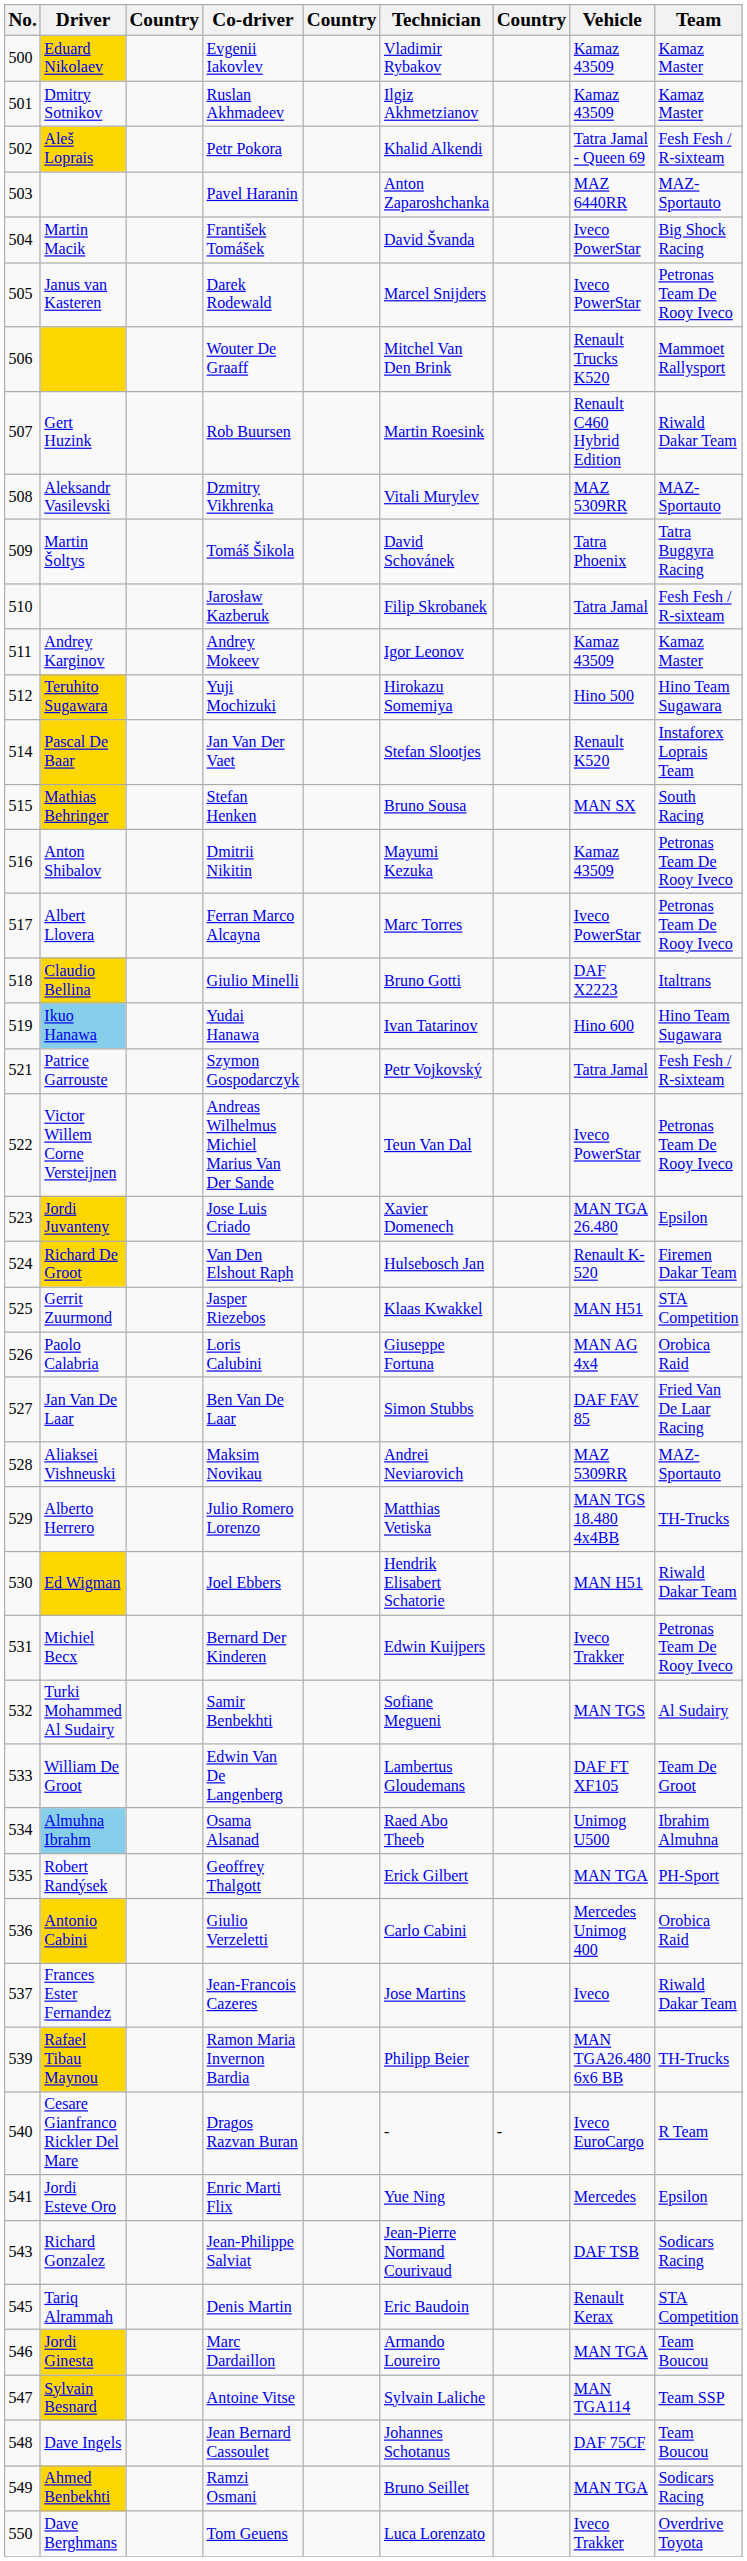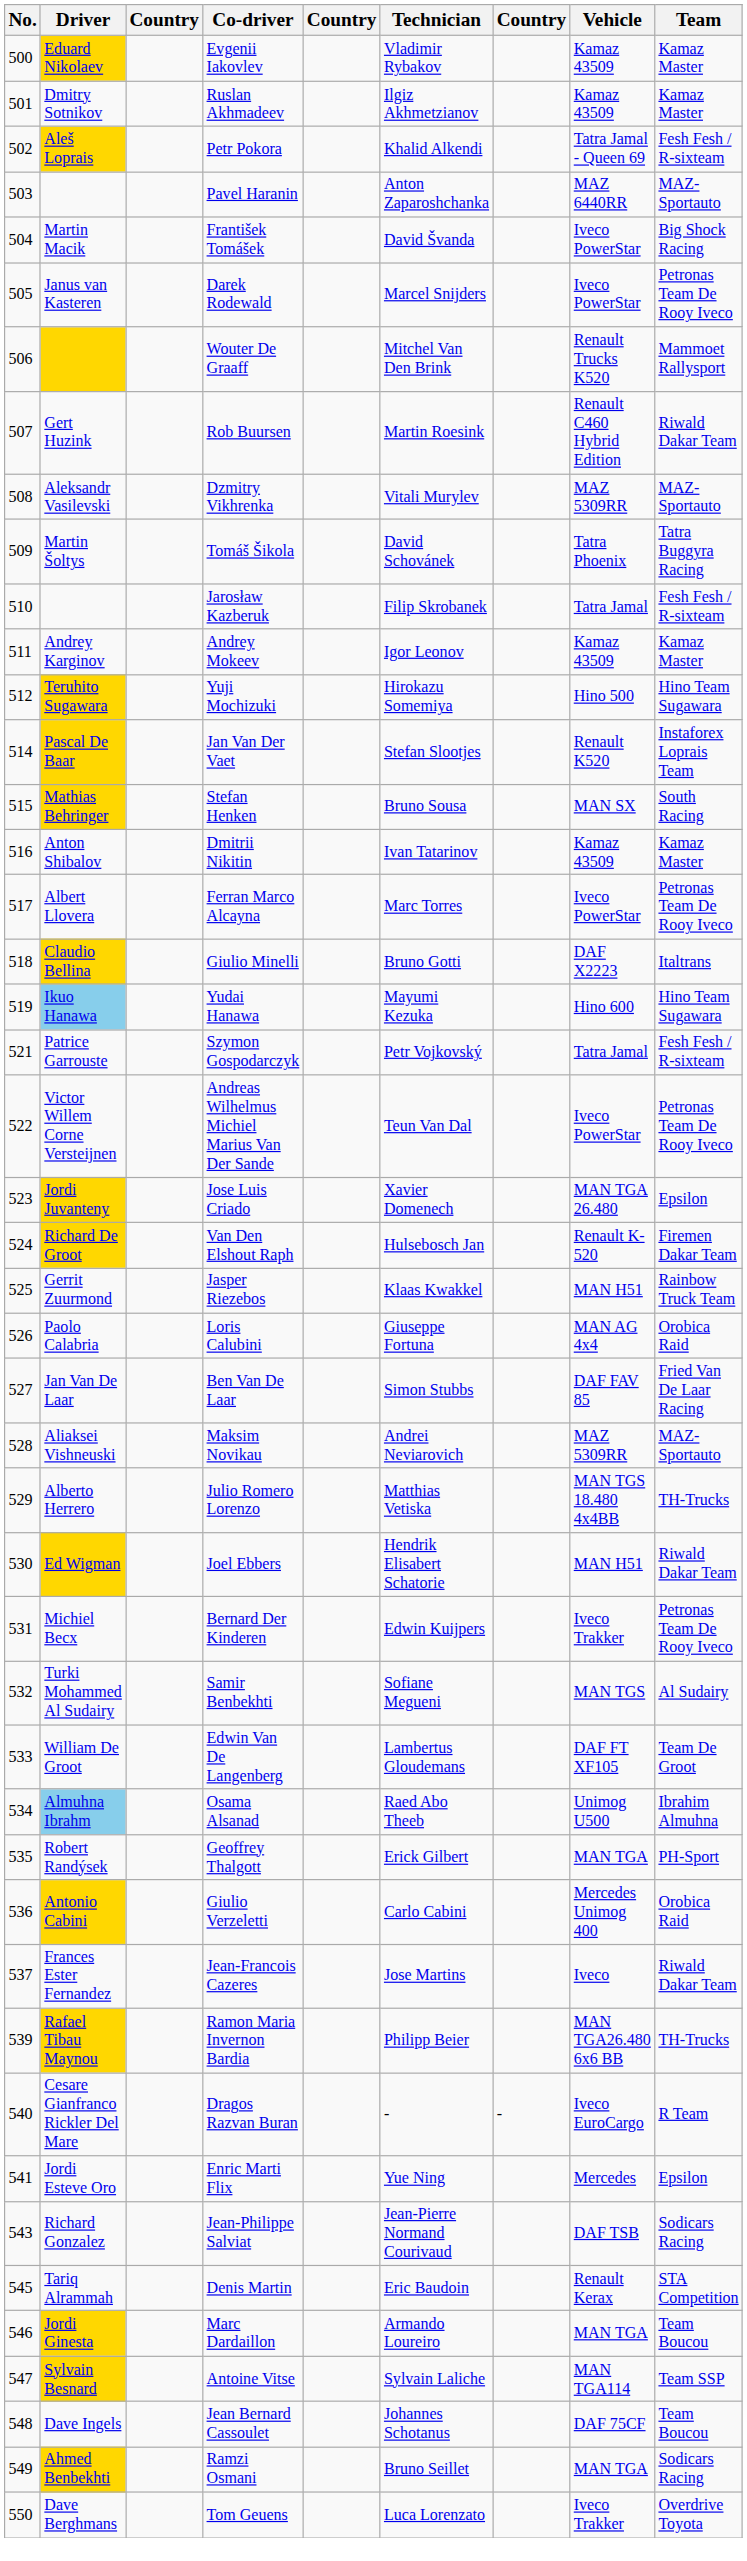(411, 861) Mayumi Kezuka -> (431, 851) Ivan Tatarinov
(696, 861) Petronas Team De Rooy Iveco -> (681, 851) Kamaz Master
(431, 1025) Ivan Tatarinov -> (411, 1006) Mayumi Kezuka
(699, 1308) STA Competition -> (697, 1289) Rainbow Truck Team
